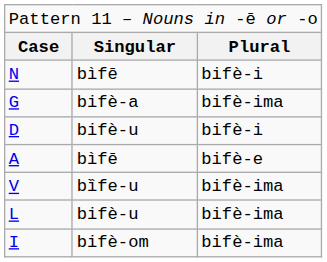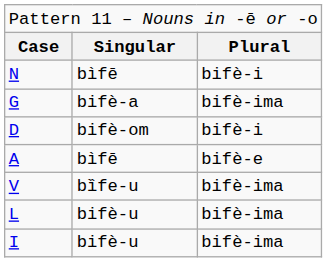(108, 131) bifè-u -> (113, 131) bifè-om
(113, 242) bifè-om -> (108, 242) bifè-u
